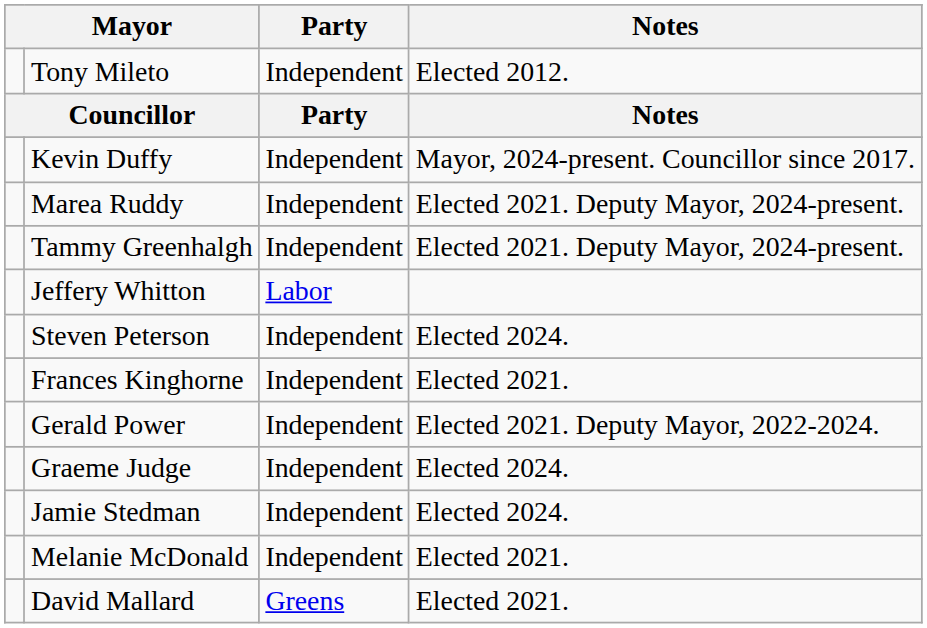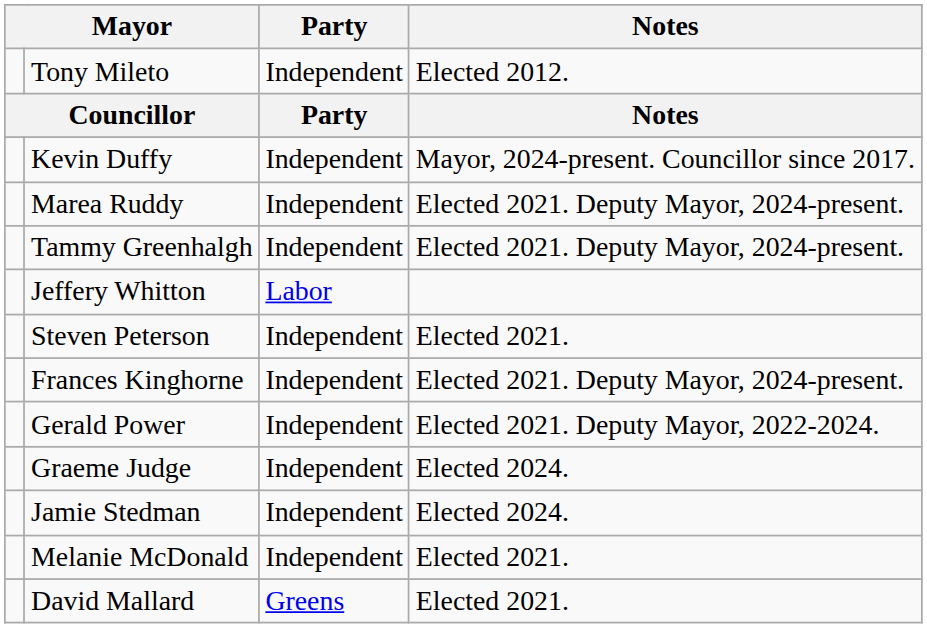(492, 335) Elected 2024. -> (492, 335) Elected 2021.
(492, 379) Elected 2021. -> (660, 379) Elected 2021. Deputy Mayor, 2024-present.
